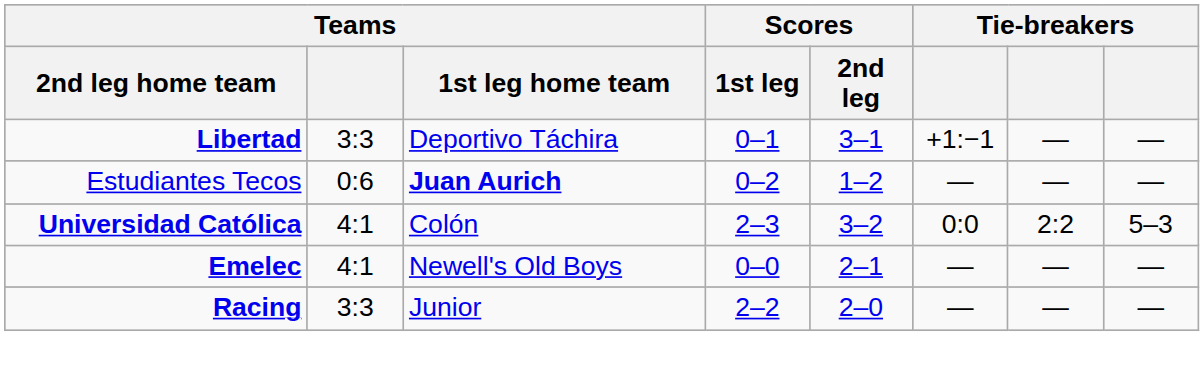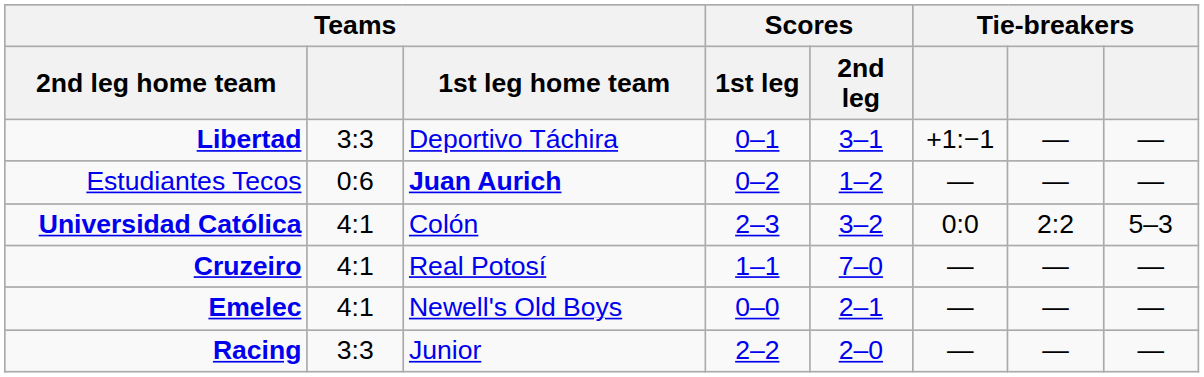+ row: (248, 266)
